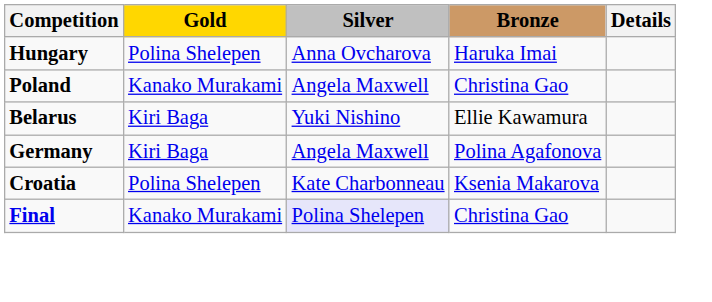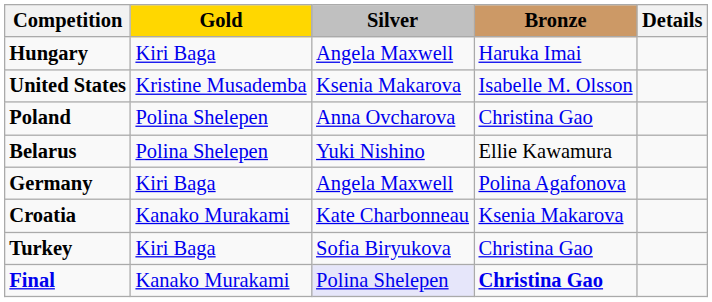(194, 53) Polina Shelepen -> (176, 53) Kiri Baga
(361, 53) Anna Ovcharova -> (385, 53) Angela Maxwell
+ row: (68, 85)
(205, 85) Kanako Murakami -> (202, 118) Polina Shelepen
(360, 85) Angela Maxwell -> (386, 118) Anna Ovcharova
(168, 118) Kiri Baga -> (202, 150) Polina Shelepen
(194, 183) Polina Shelepen -> (212, 215) Kanako Murakami
+ row: (41, 248)
(511, 215) normal -> (541, 280) bold
